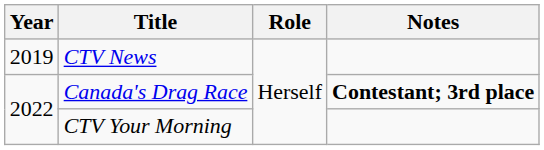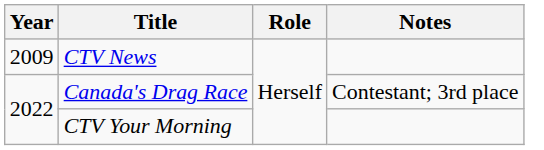(32, 56) 2019 -> (32, 56) 2009
(433, 91) bold -> (425, 91) normal
